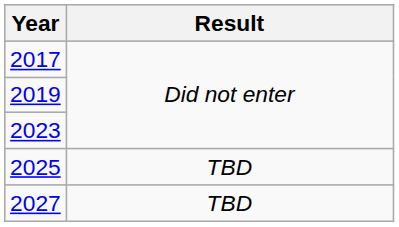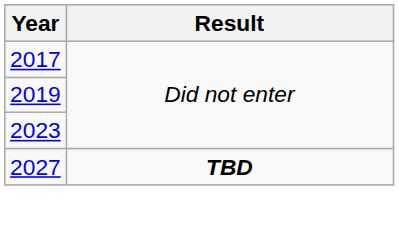- row: (35, 167)
(229, 203) normal -> (229, 167) bold
